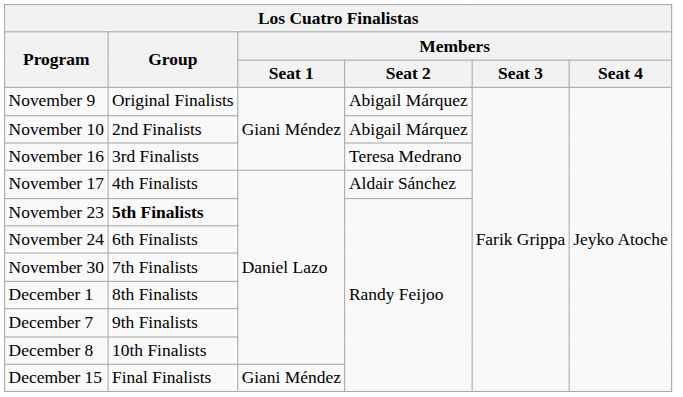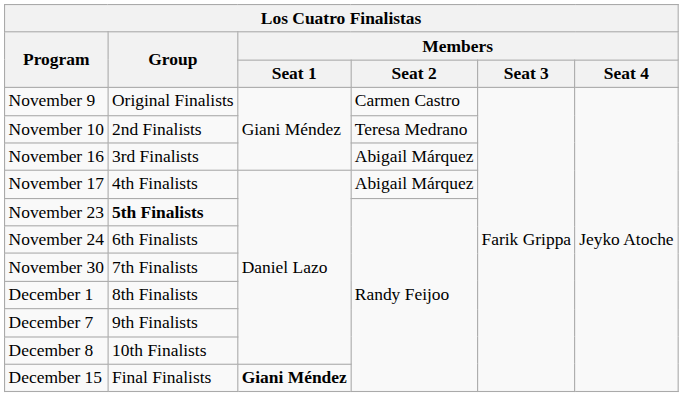(408, 101) Abigail Márquez -> (407, 101) Carmen Castro
(408, 128) Abigail Márquez -> (411, 128) Teresa Medrano
(405, 156) Teresa Medrano -> (414, 156) Abigail Márquez
(402, 184) Aldair Sánchez -> (414, 184) Abigail Márquez
(291, 377) normal -> (294, 377) bold
